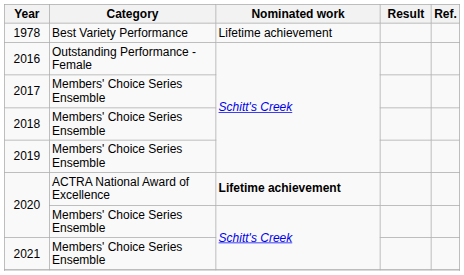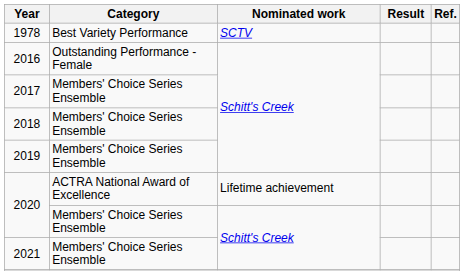(275, 33) Lifetime achievement -> (236, 33) SCTV
(280, 188) bold -> (277, 188) normal
